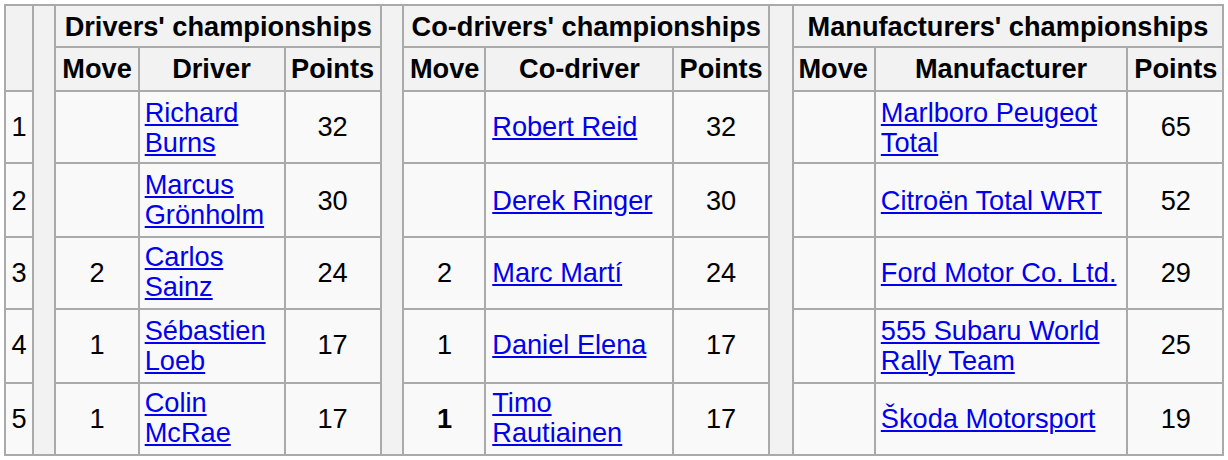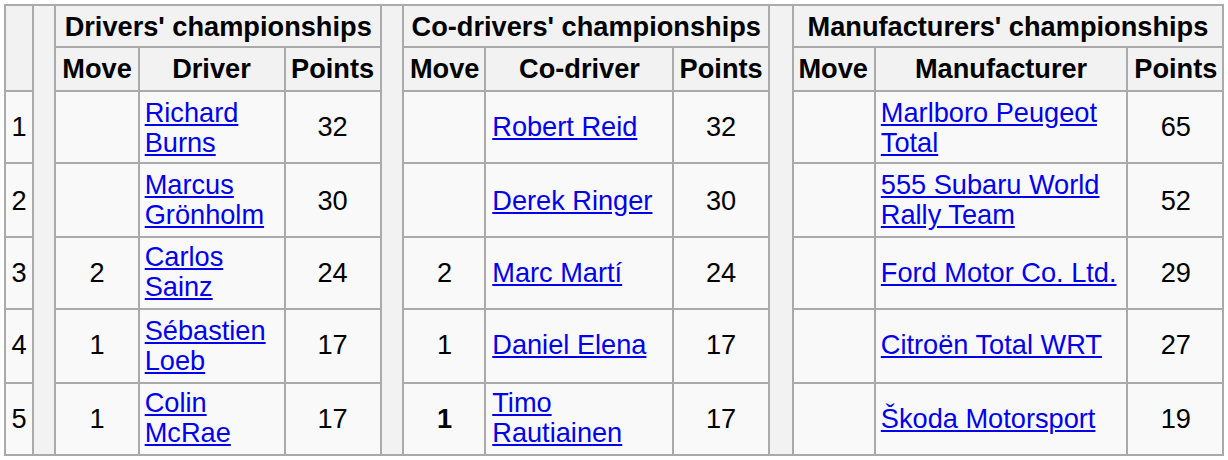(991, 200) Citroën Total WRT -> (990, 200) 555 Subaru World Rally Team
(990, 345) 555 Subaru World Rally Team -> (991, 345) Citroën Total WRT
(1176, 345) 25 -> (1176, 345) 27
